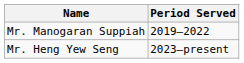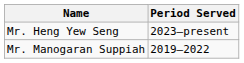rows swapped: (76, 31) <-> (63, 49)
